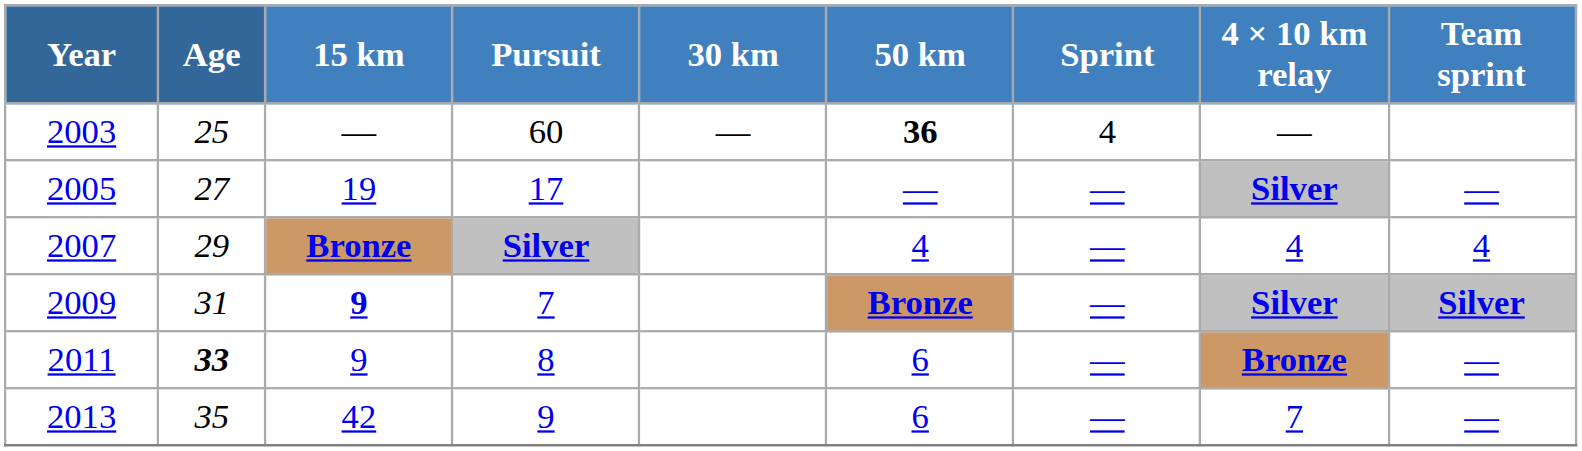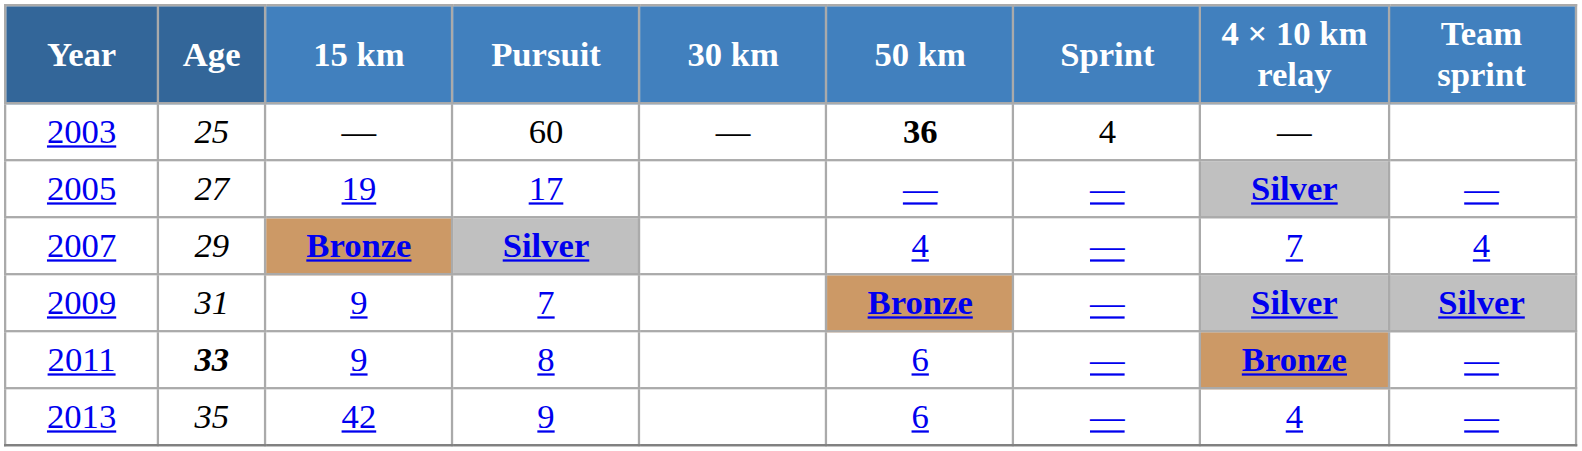(1294, 245) 4 -> (1294, 245) 7
(359, 302) bold -> (359, 302) normal
(1294, 417) 7 -> (1294, 417) 4
